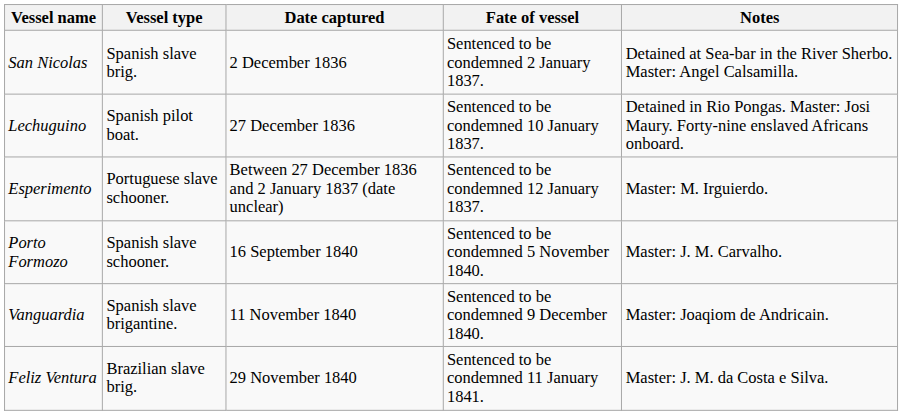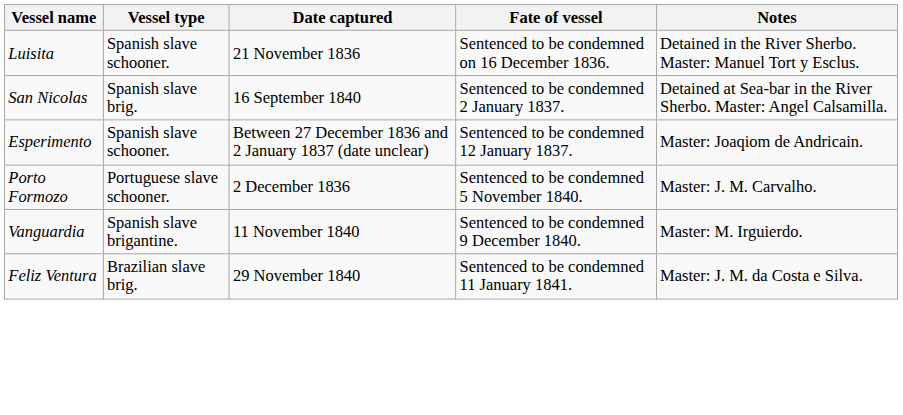+ row: (31, 52)
(288, 62) 2 December 1836 -> (297, 97) 16 September 1840
- row: (47, 125)
(162, 188) Portuguese slave schooner. -> (152, 142) Spanish slave schooner.
(697, 188) Master: M. Irguierdo. -> (762, 142) Master: Joaqiom de Andricain.
(152, 251) Spanish slave schooner. -> (163, 187) Portuguese slave schooner.
(294, 251) 16 September 1840 -> (292, 187) 2 December 1836
(727, 315) Master: Joaqiom de Andricain. -> (731, 231) Master: M. Irguierdo.
